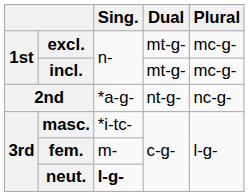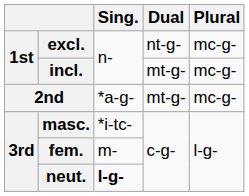(166, 44) mt-g- -> (164, 44) nt-g-
(164, 97) nt-g- -> (166, 97) mt-g-
(213, 97) nc-g- -> (215, 97) mc-g-
